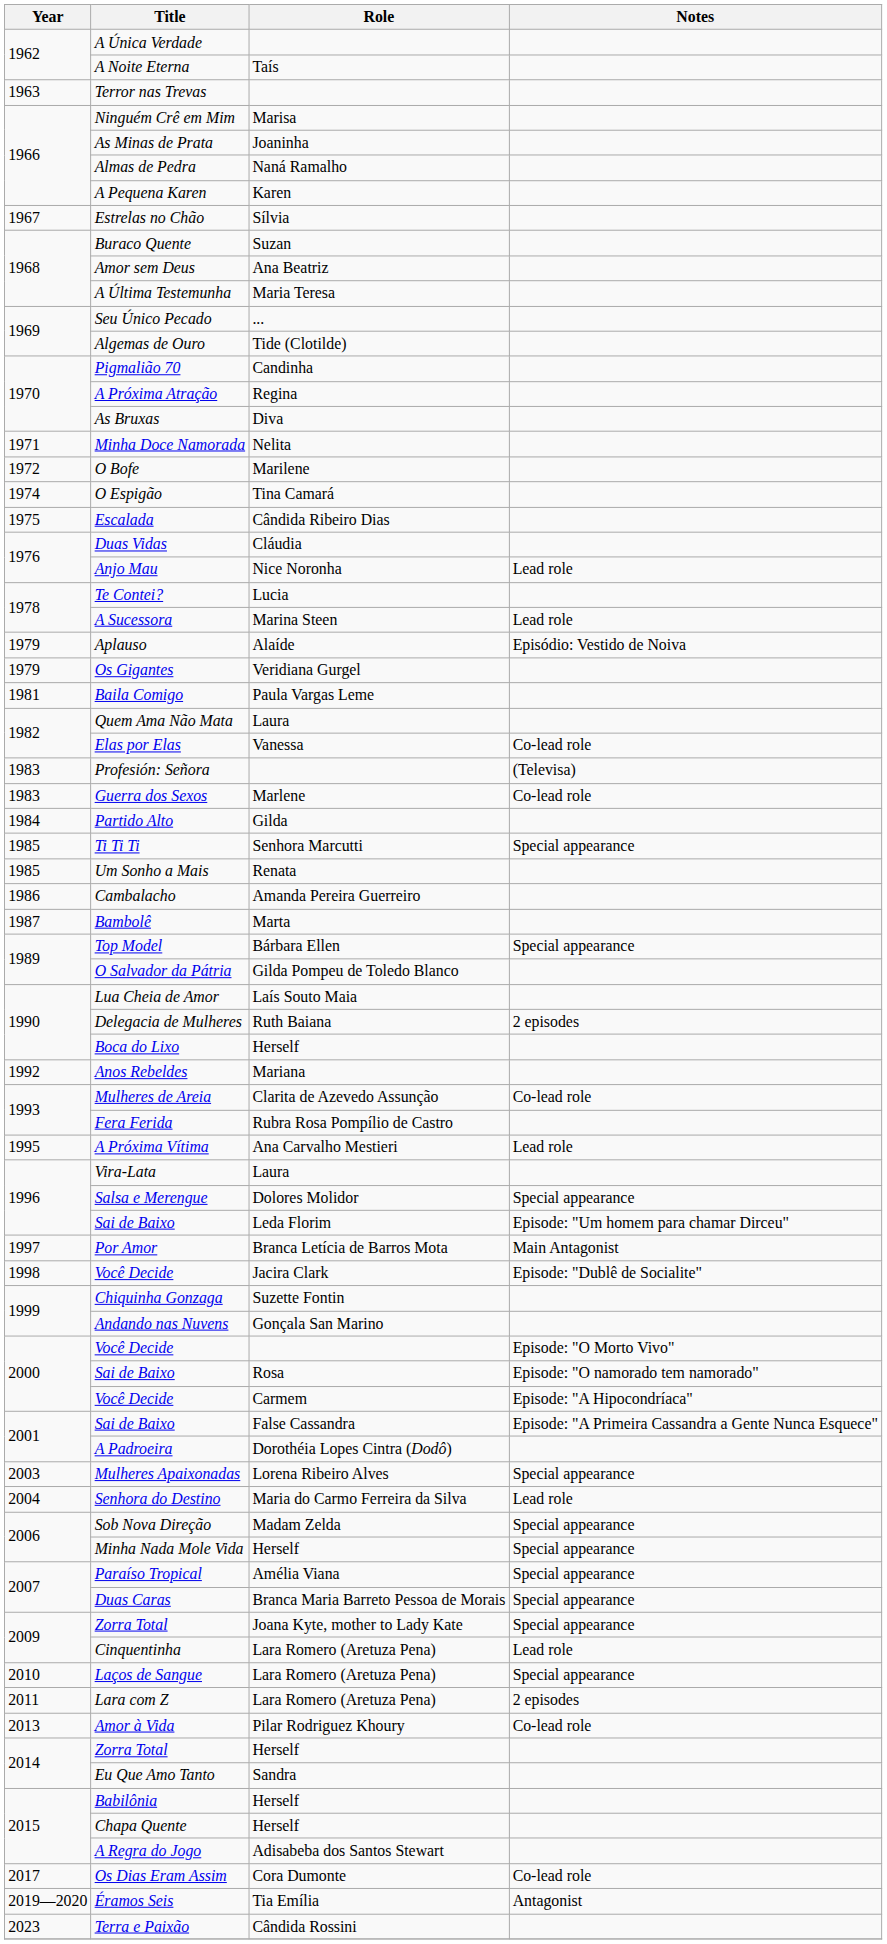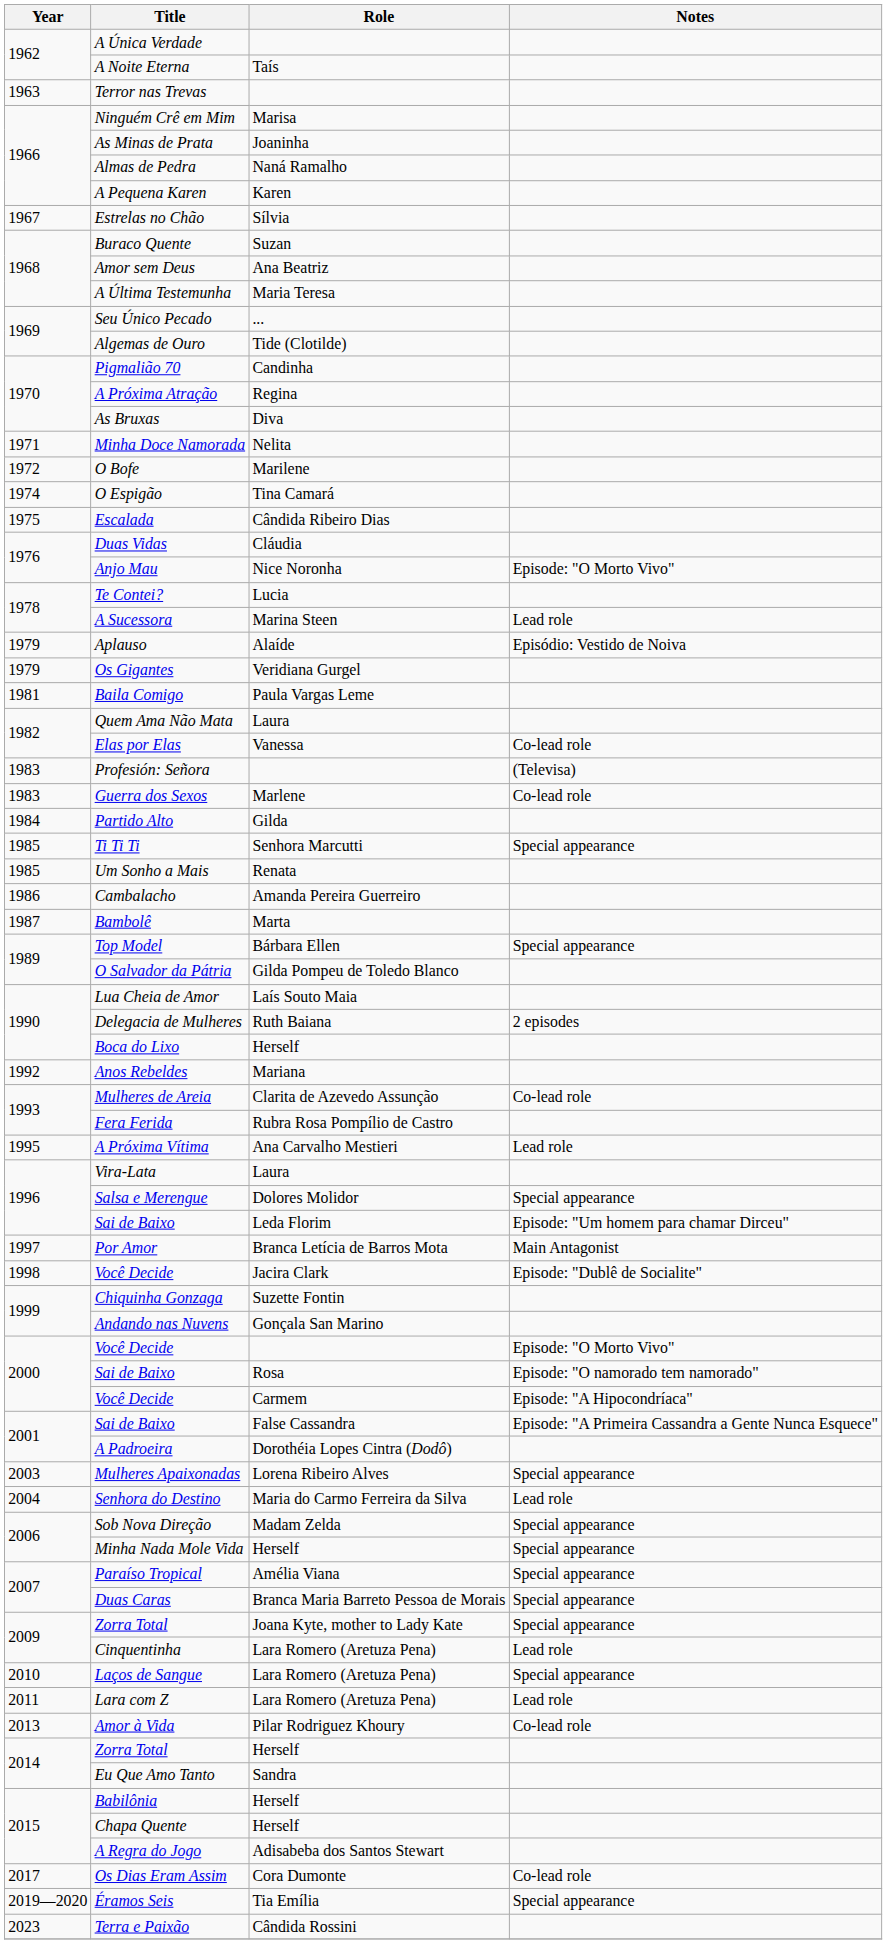(543, 569) Lead role -> (593, 569) Episode: "O Morto Vivo"
(546, 1700) 2 episodes -> (543, 1700) Lead role
(547, 1901) Antagonist -> (574, 1901) Special appearance
